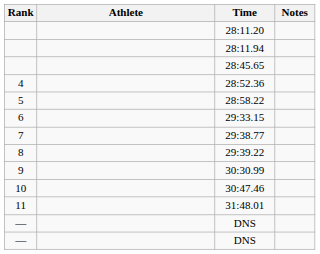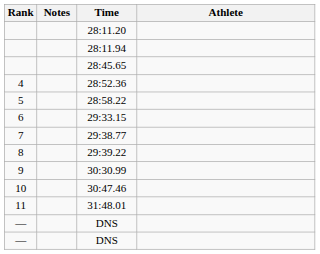columns swapped: (126, 13) <-> (295, 13)
